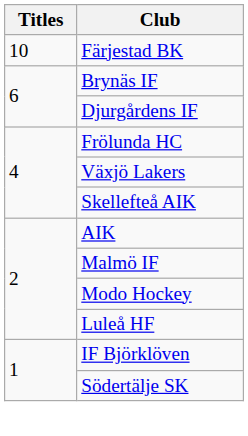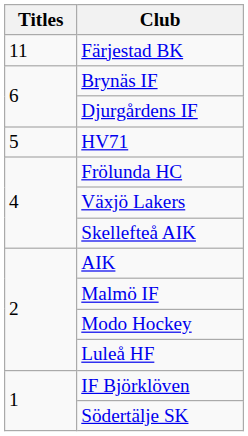(19, 50) 10 -> (18, 50) 11
+ row: (105, 141)
